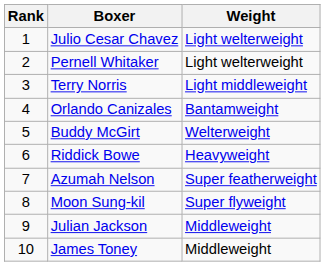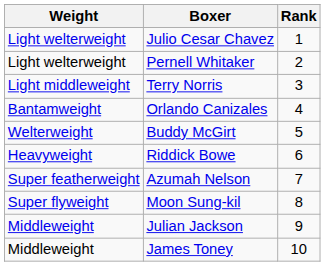columns swapped: (26, 16) <-> (251, 16)
